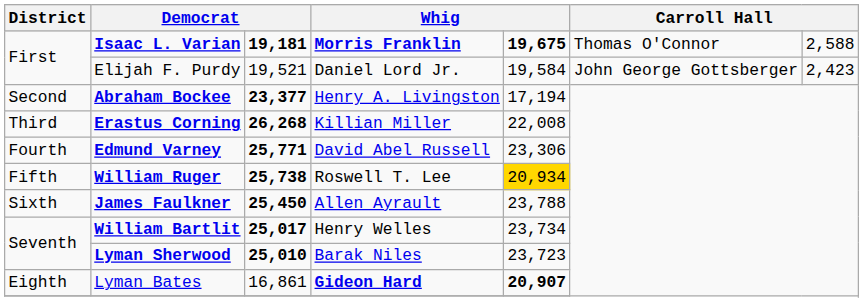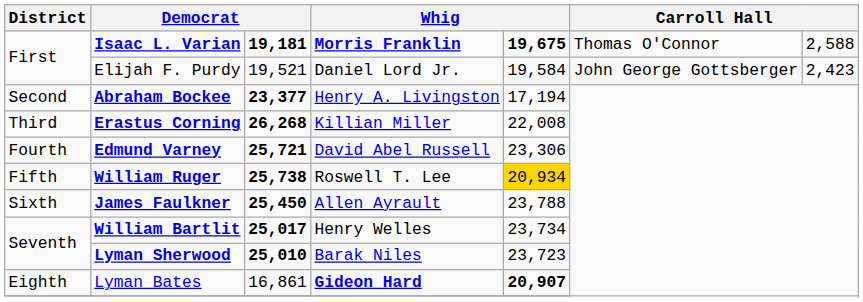(278, 150) 25,771 -> (278, 150) 25,721
